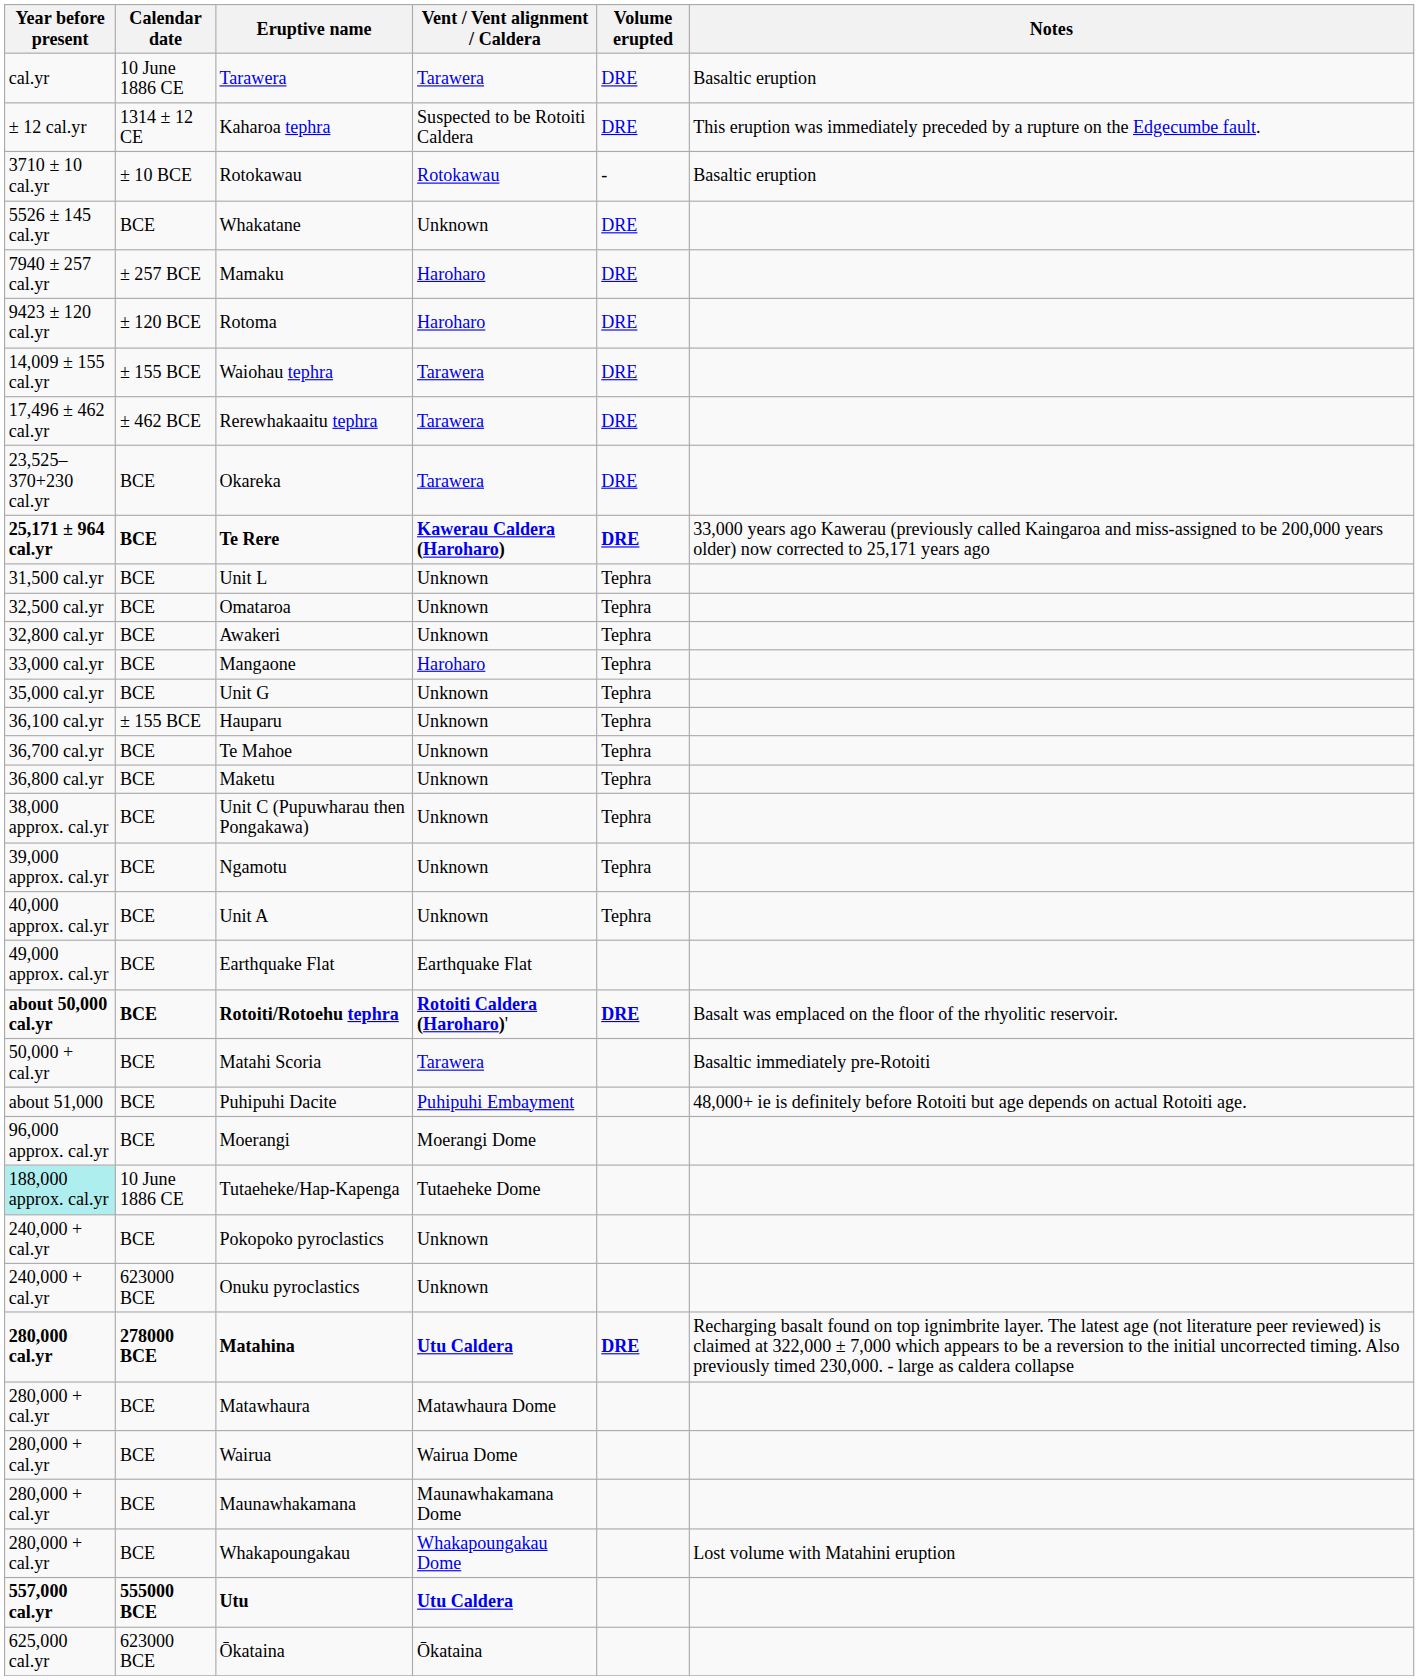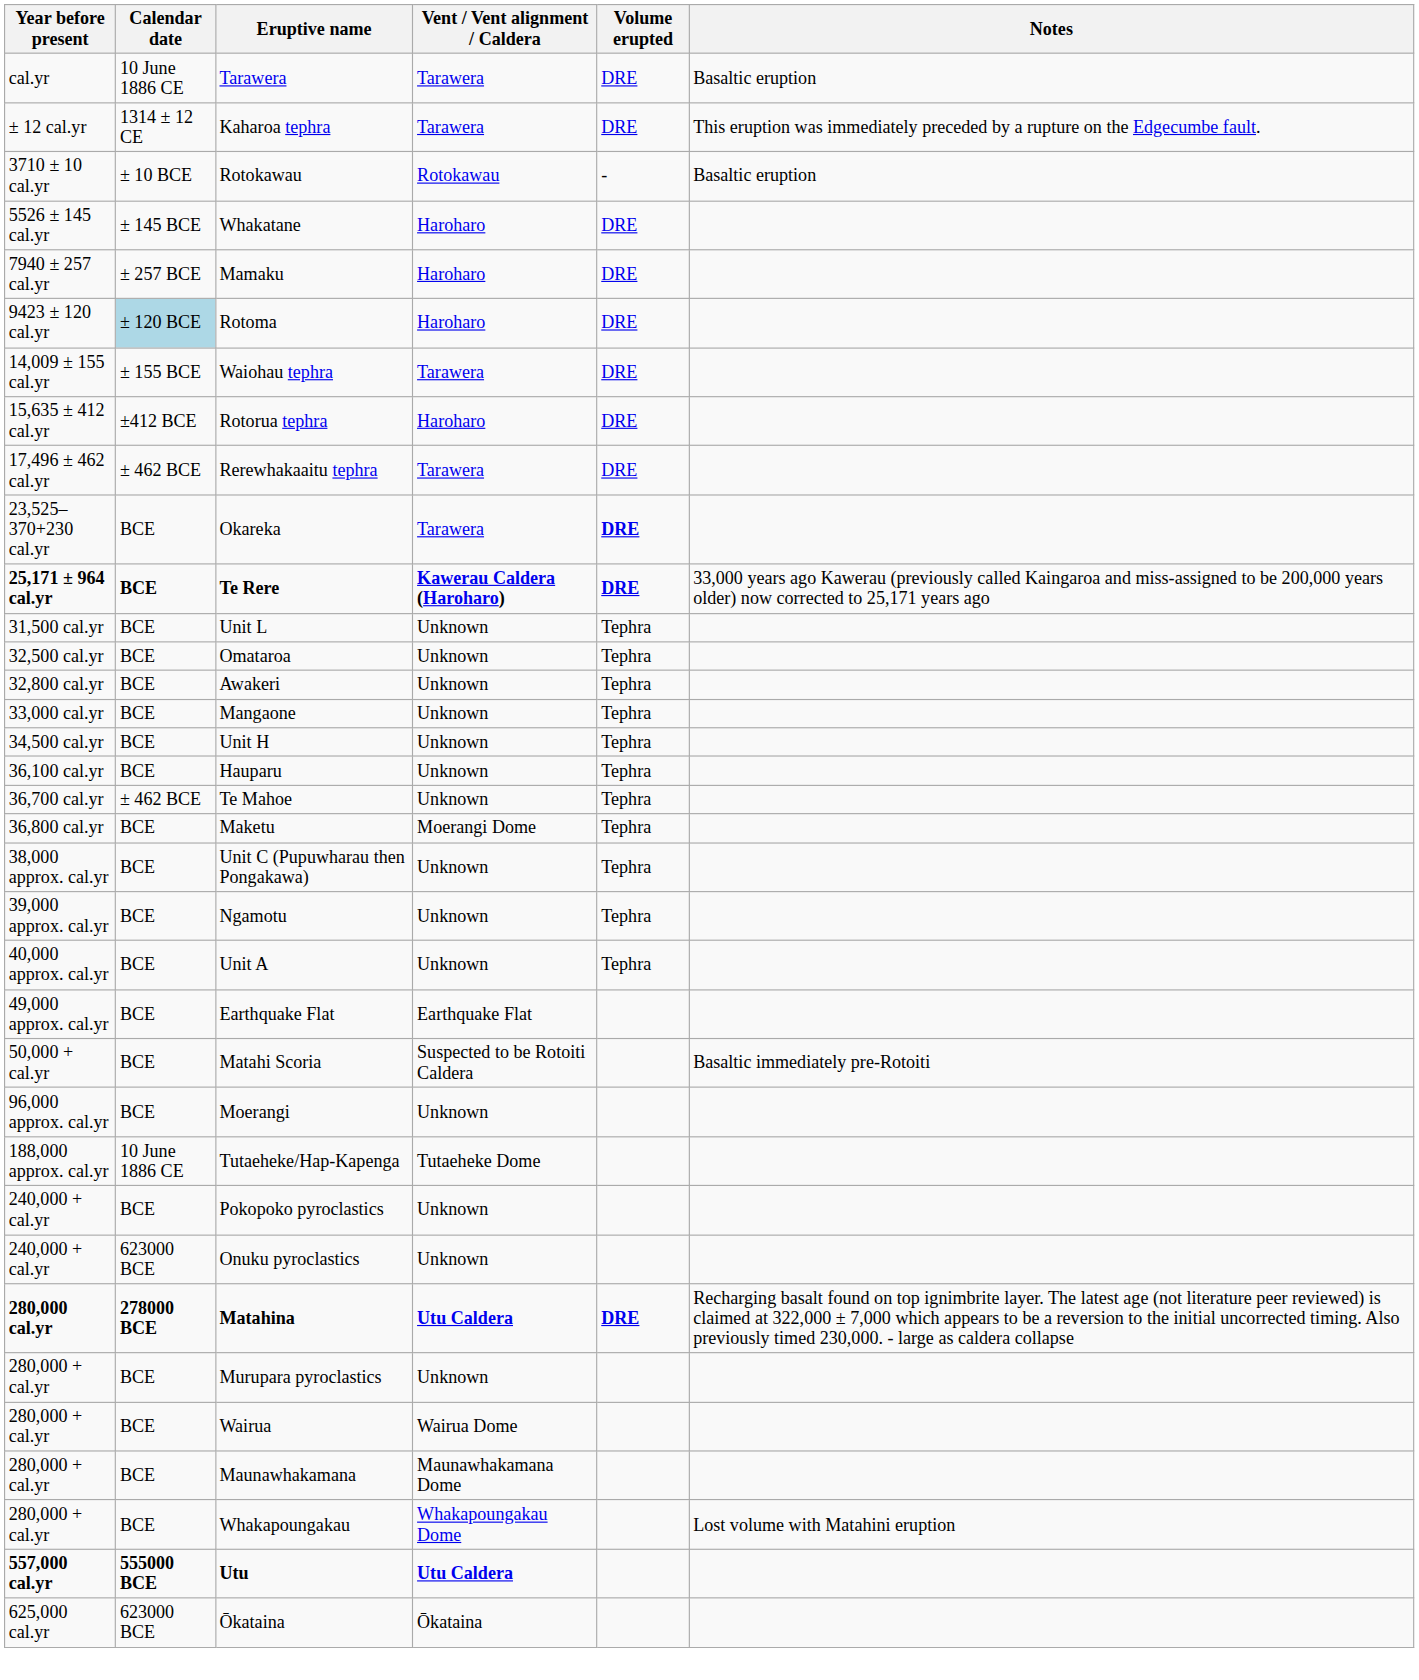(501, 127) Suspected to be Rotoiti Caldera -> (451, 127) Tarawera
(137, 225) BCE -> (161, 225) ± 145 BCE
(453, 225) Unknown -> (451, 225) Haroharo
(161, 323) no background -> (161, 323) lightblue background
+ row: (273, 421)
(619, 480) normal -> (620, 529) bold
(451, 664) Haroharo -> (453, 713) Unknown
+ row: (244, 742)
- row: (244, 693)
(161, 721) ± 155 BCE -> (137, 770) BCE
(137, 750) BCE -> (161, 799) ± 462 BCE
(453, 779) Unknown -> (477, 828) Moerangi Dome
- row: (309, 1013)
(451, 1062) Tarawera -> (501, 1062) Suspected to be Rotoiti Caldera
- row: (278, 1101)
(477, 1140) Moerangi Dome -> (453, 1111) Unknown
(59, 1189) paleturquoise background -> (59, 1160) no background
- row: (265, 1406)
+ row: (301, 1377)
